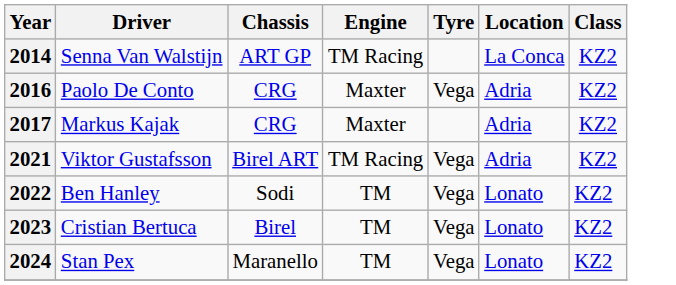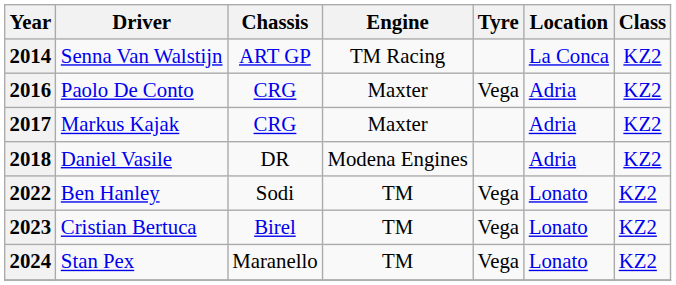+ row: (30, 159)
- row: (30, 159)
